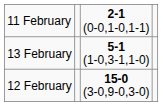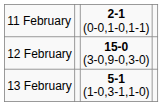rows swapped: (40, 85) <-> (40, 53)
